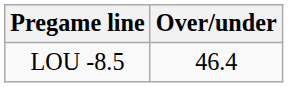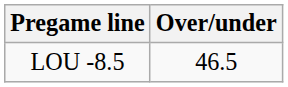(216, 61) 46.4 -> (216, 61) 46.5
